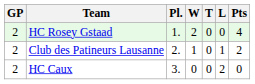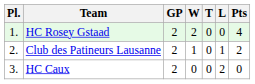columns swapped: (176, 13) <-> (15, 13)
